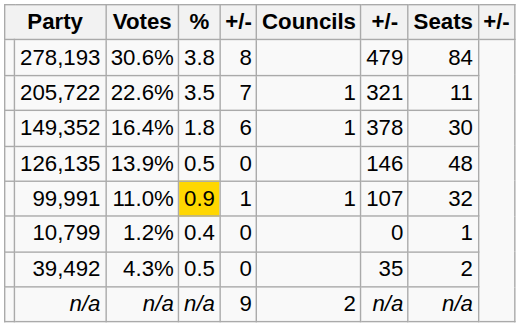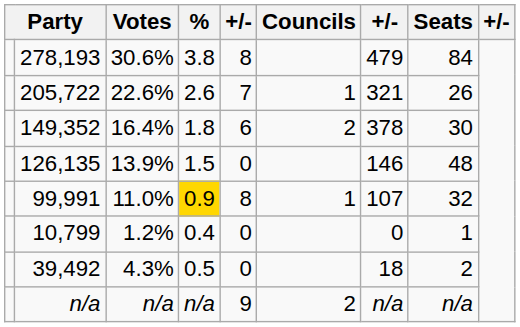(200, 92) 3.5 -> (200, 92) 2.6
(461, 92) 11 -> (461, 92) 26
(350, 127) 1 -> (350, 127) 2
(200, 163) 0.5 -> (200, 163) 1.5
(246, 198) 1 -> (246, 198) 8
(391, 269) 35 -> (391, 269) 18
